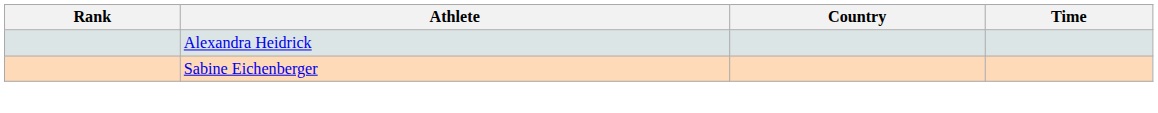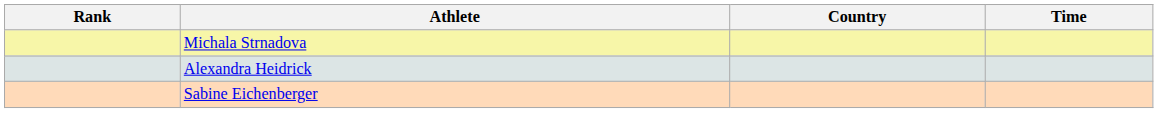+ row: (245, 42)
